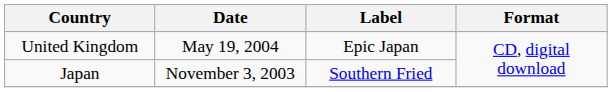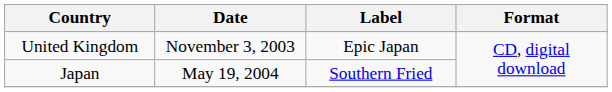(230, 45) May 19, 2004 -> (230, 45) November 3, 2003
(230, 73) November 3, 2003 -> (230, 73) May 19, 2004
